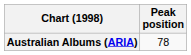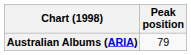(163, 42) 78 -> (163, 42) 79
